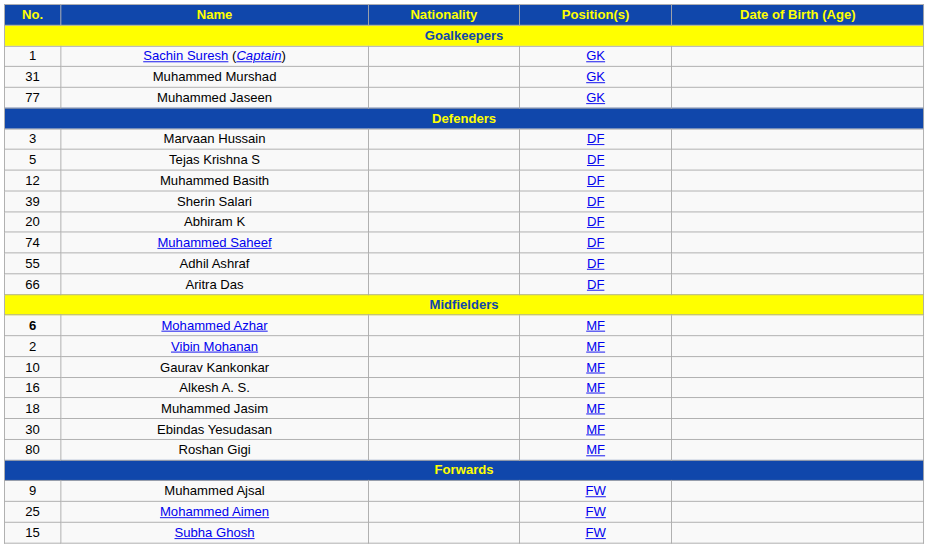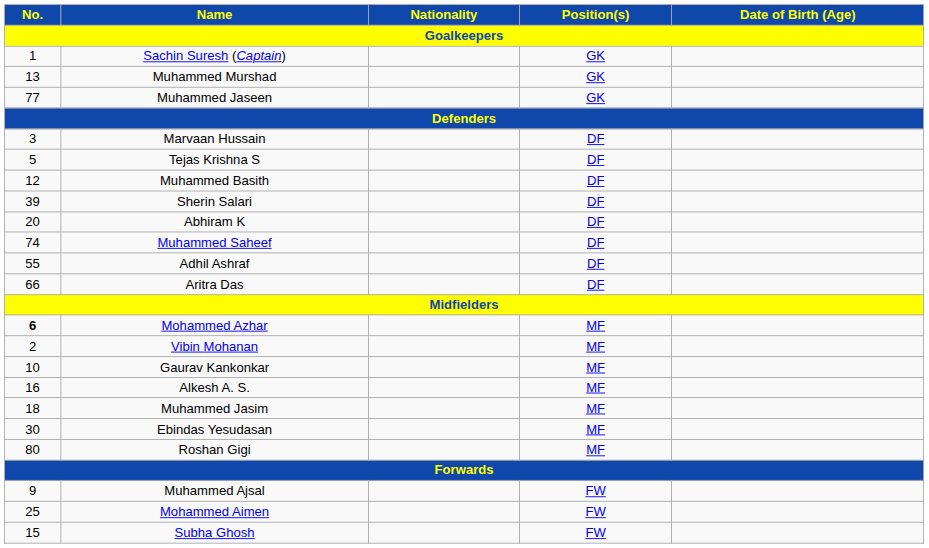(33, 77) 31 -> (33, 77) 13
